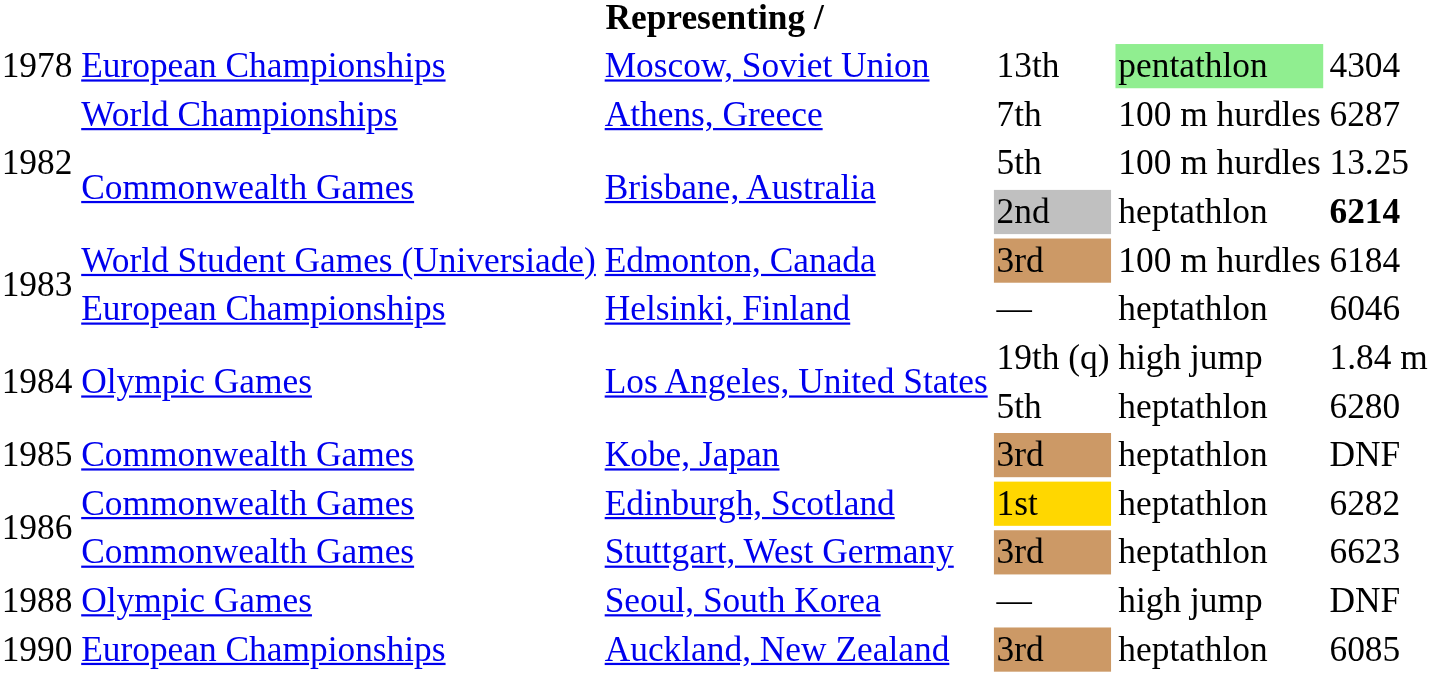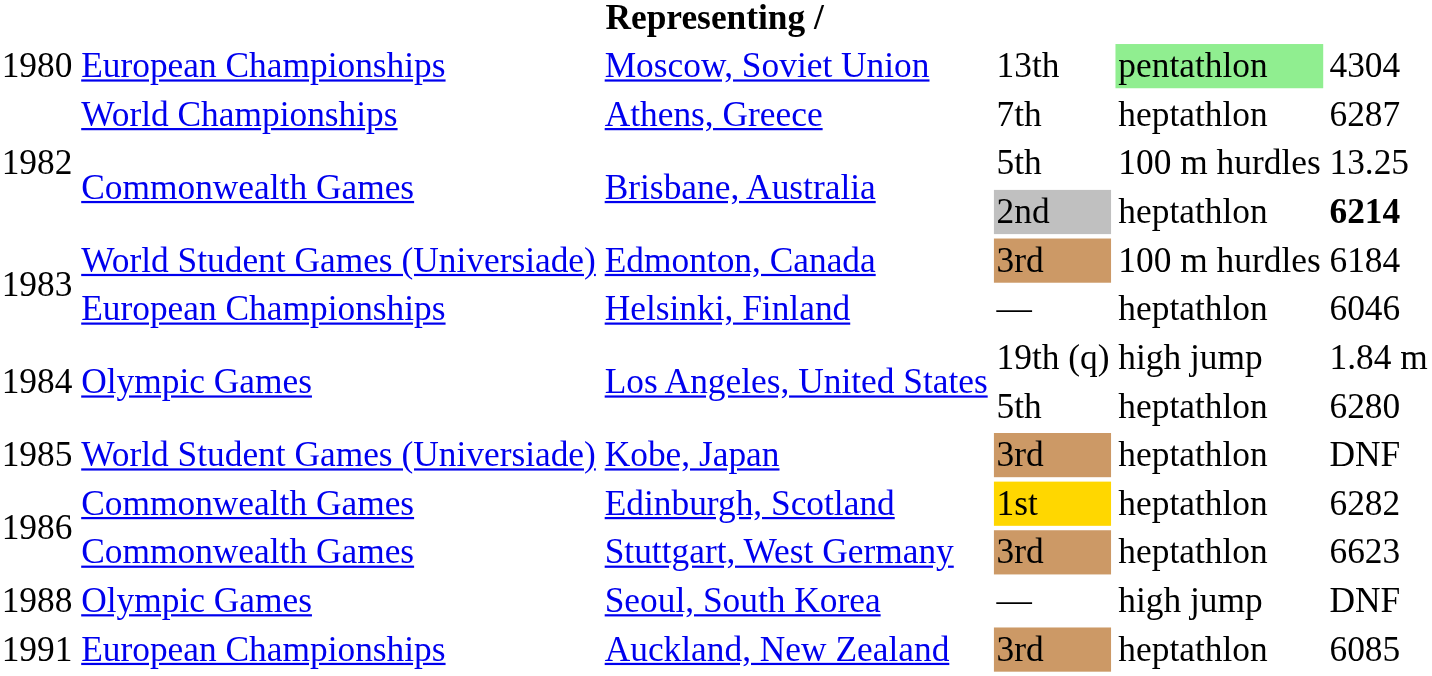(37, 65) 1978 -> (37, 65) 1980
(1219, 114) 100 m hurdles -> (1193, 114) heptathlon
(248, 454) Commonwealth Games -> (339, 454) World Student Games (Universiade)
(37, 648) 1990 -> (37, 648) 1991
